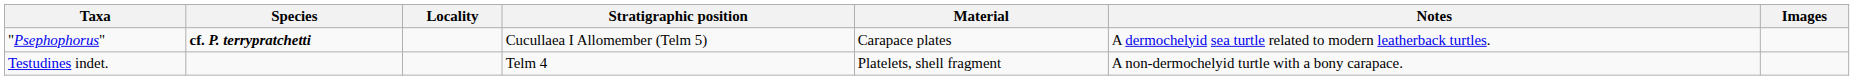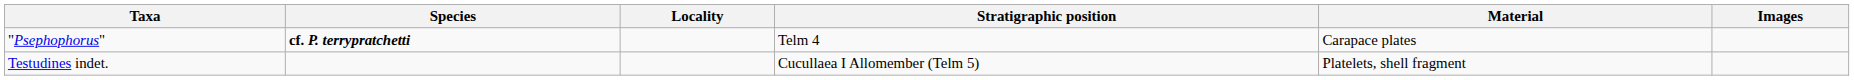- column: (1434, 16)
(606, 39) Cucullaea I Allomember (Telm 5) -> (799, 39) Telm 4
(526, 63) Telm 4 -> (879, 63) Cucullaea I Allomember (Telm 5)
